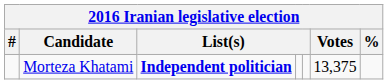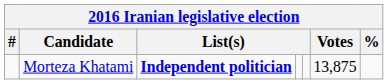(335, 66) 13,375 -> (335, 66) 13,875
